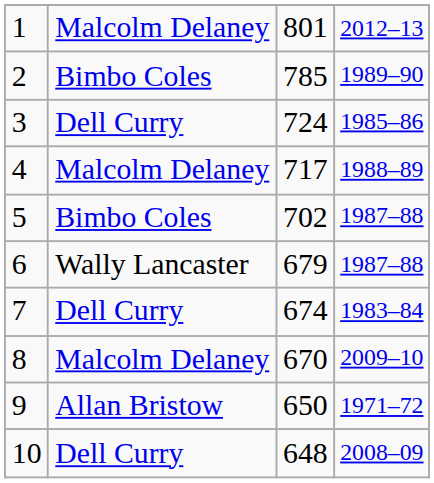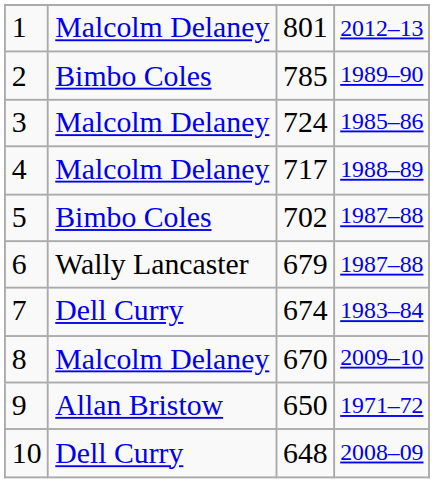(119, 122) Dell Curry -> (162, 122) Malcolm Delaney
